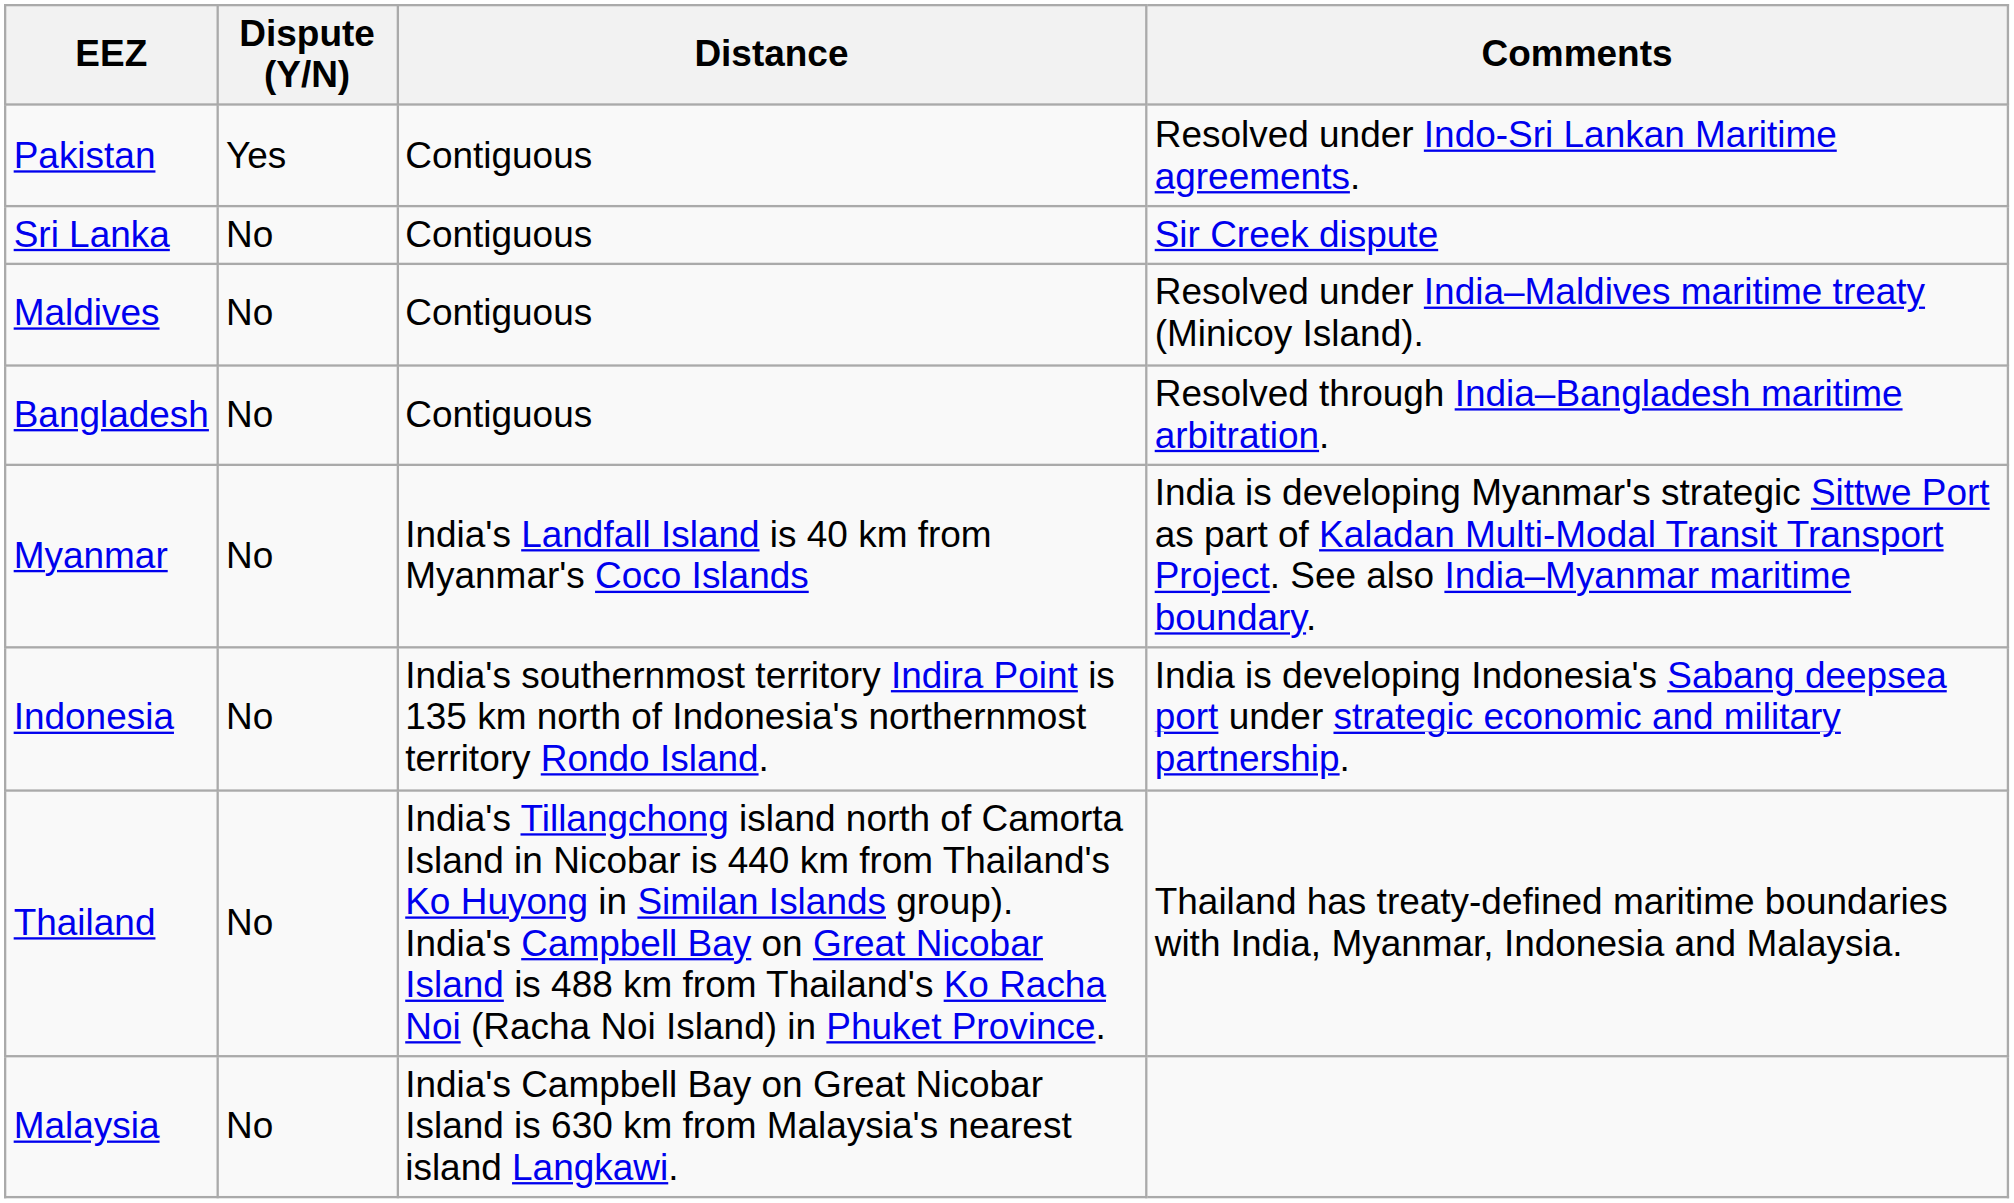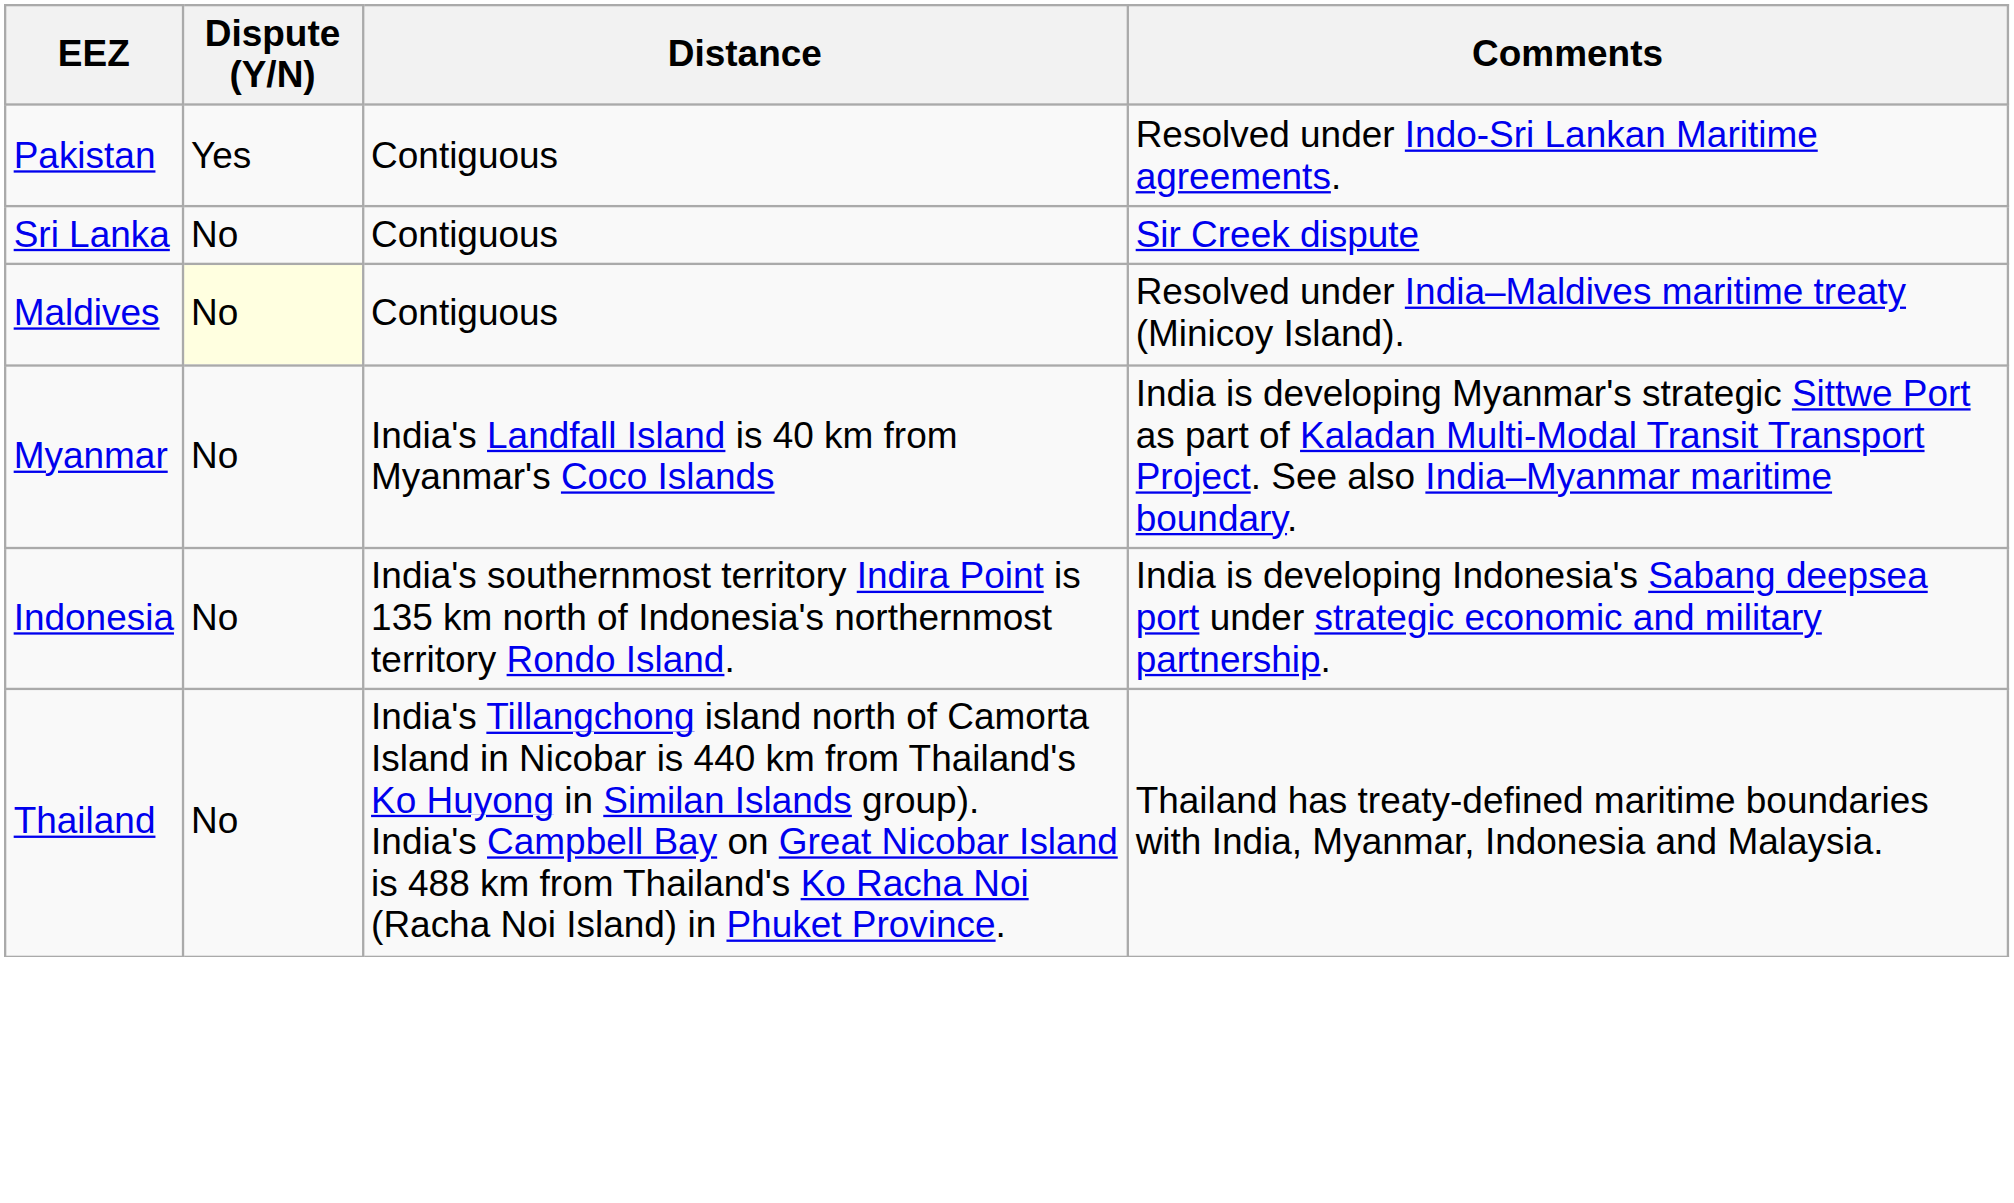(250, 313) no background -> (215, 313) lightyellow background
- row: (111, 413)
- row: (87, 1126)
